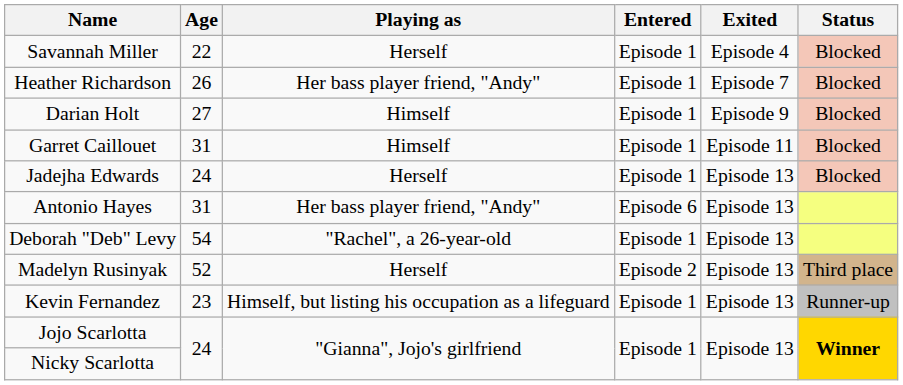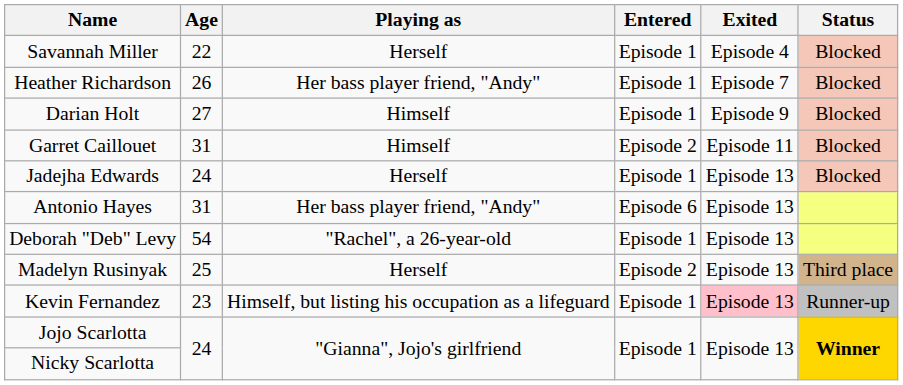(658, 144) Episode 1 -> (658, 144) Episode 2
(202, 269) 52 -> (202, 269) 25
(750, 301) no background -> (750, 301) pink background
